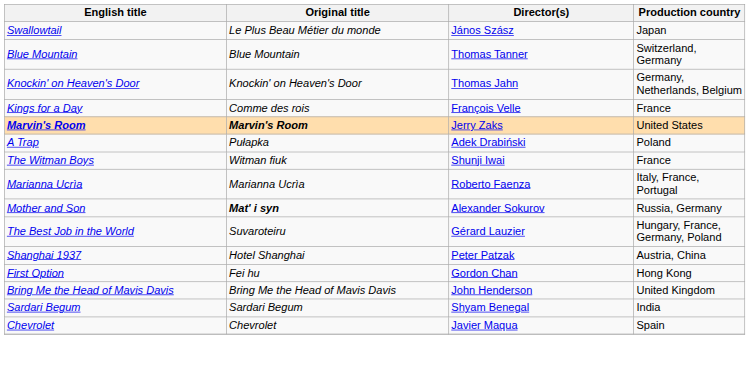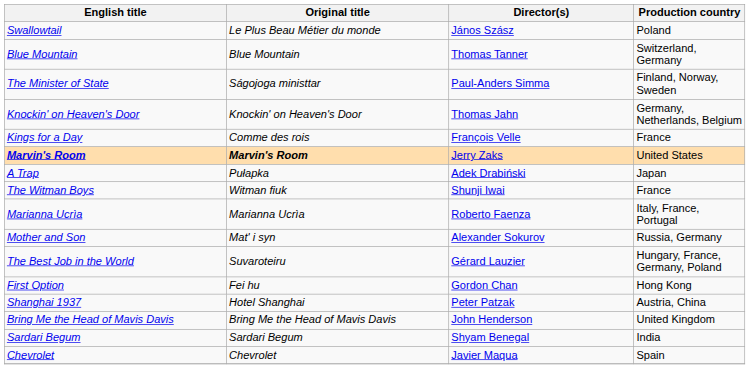(651, 30) Japan -> (654, 30) Poland
+ row: (58, 84)
(654, 143) Poland -> (651, 173) Japan
(254, 208) bold -> (252, 238) normal
rows swapped: (44, 255) <-> (35, 273)
